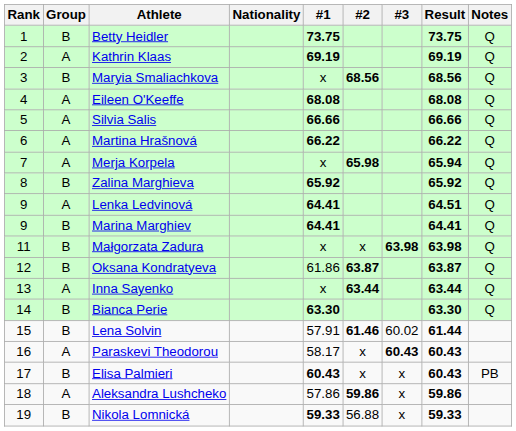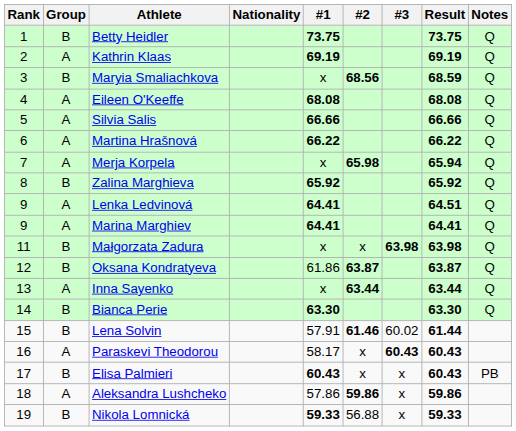(445, 78) 68.56 -> (445, 78) 68.59
(66, 225) B -> (66, 225) A
